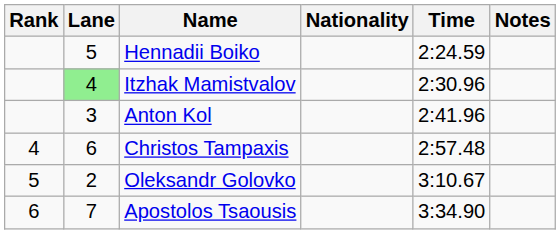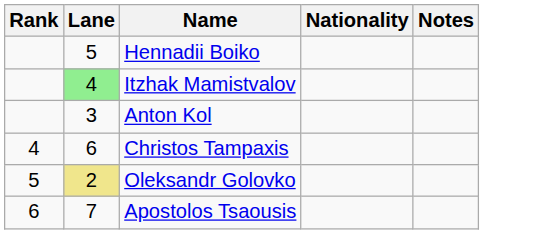- column: (452, 20)
(91, 180) no background -> (91, 180) khaki background
